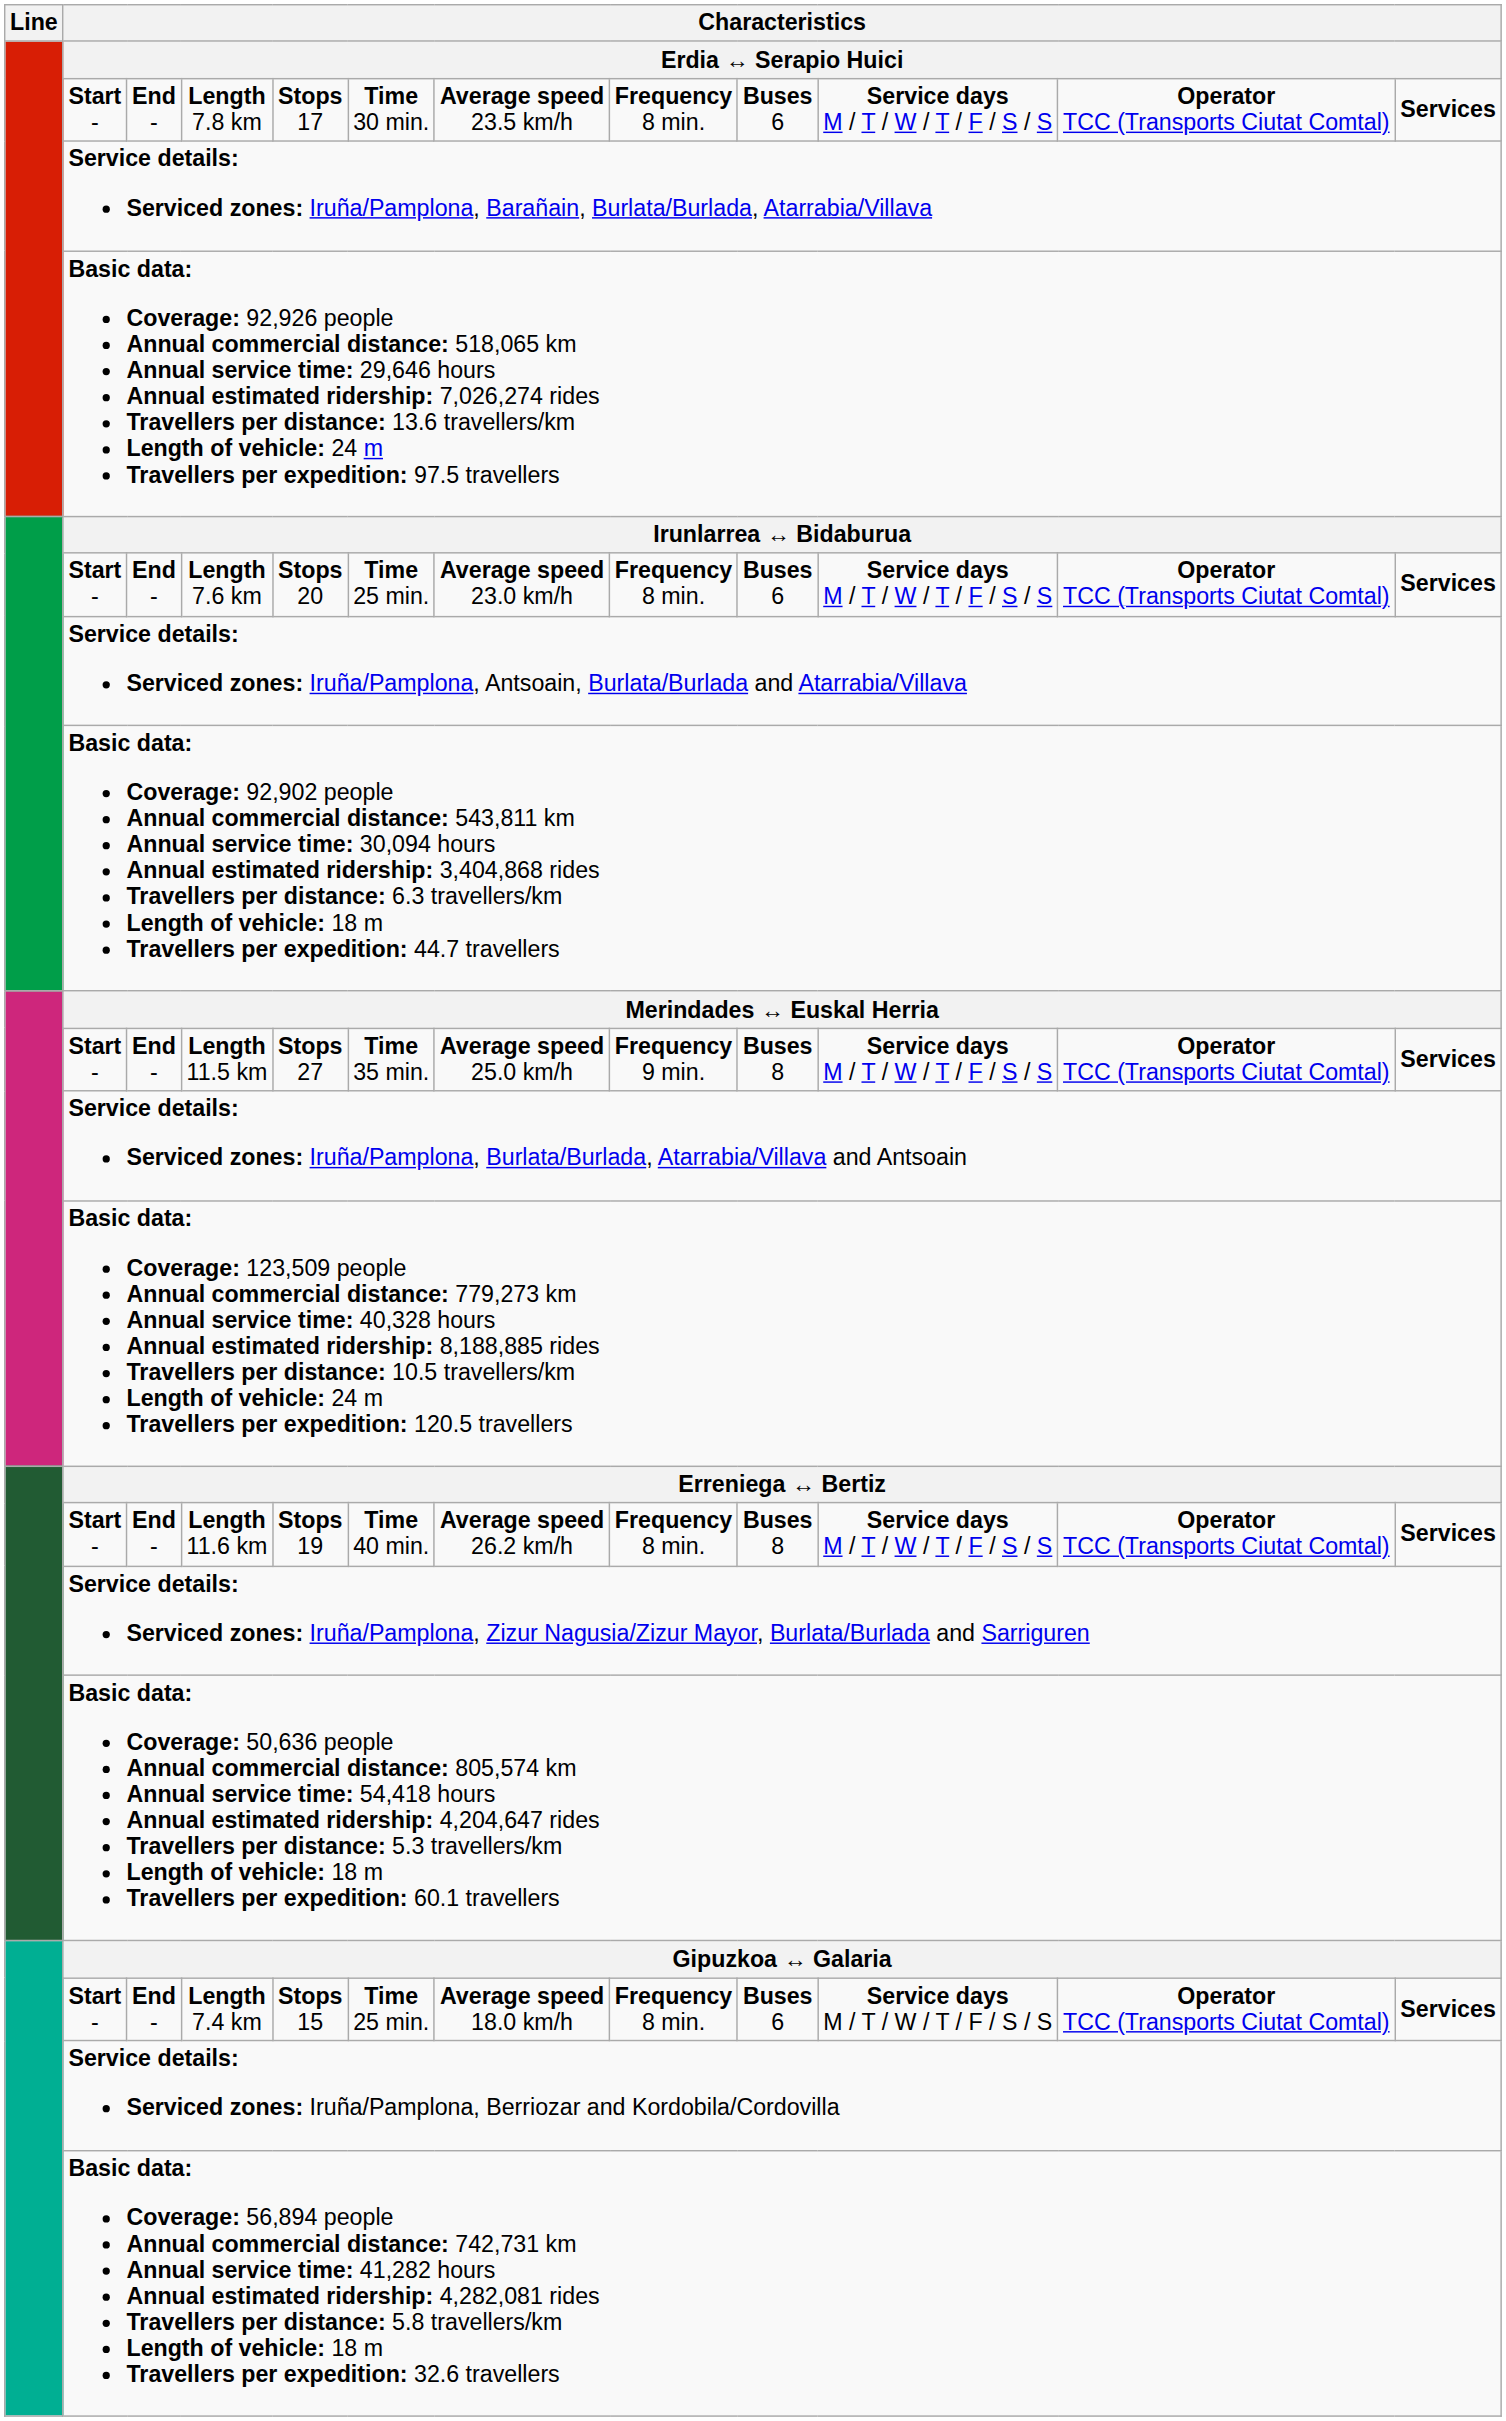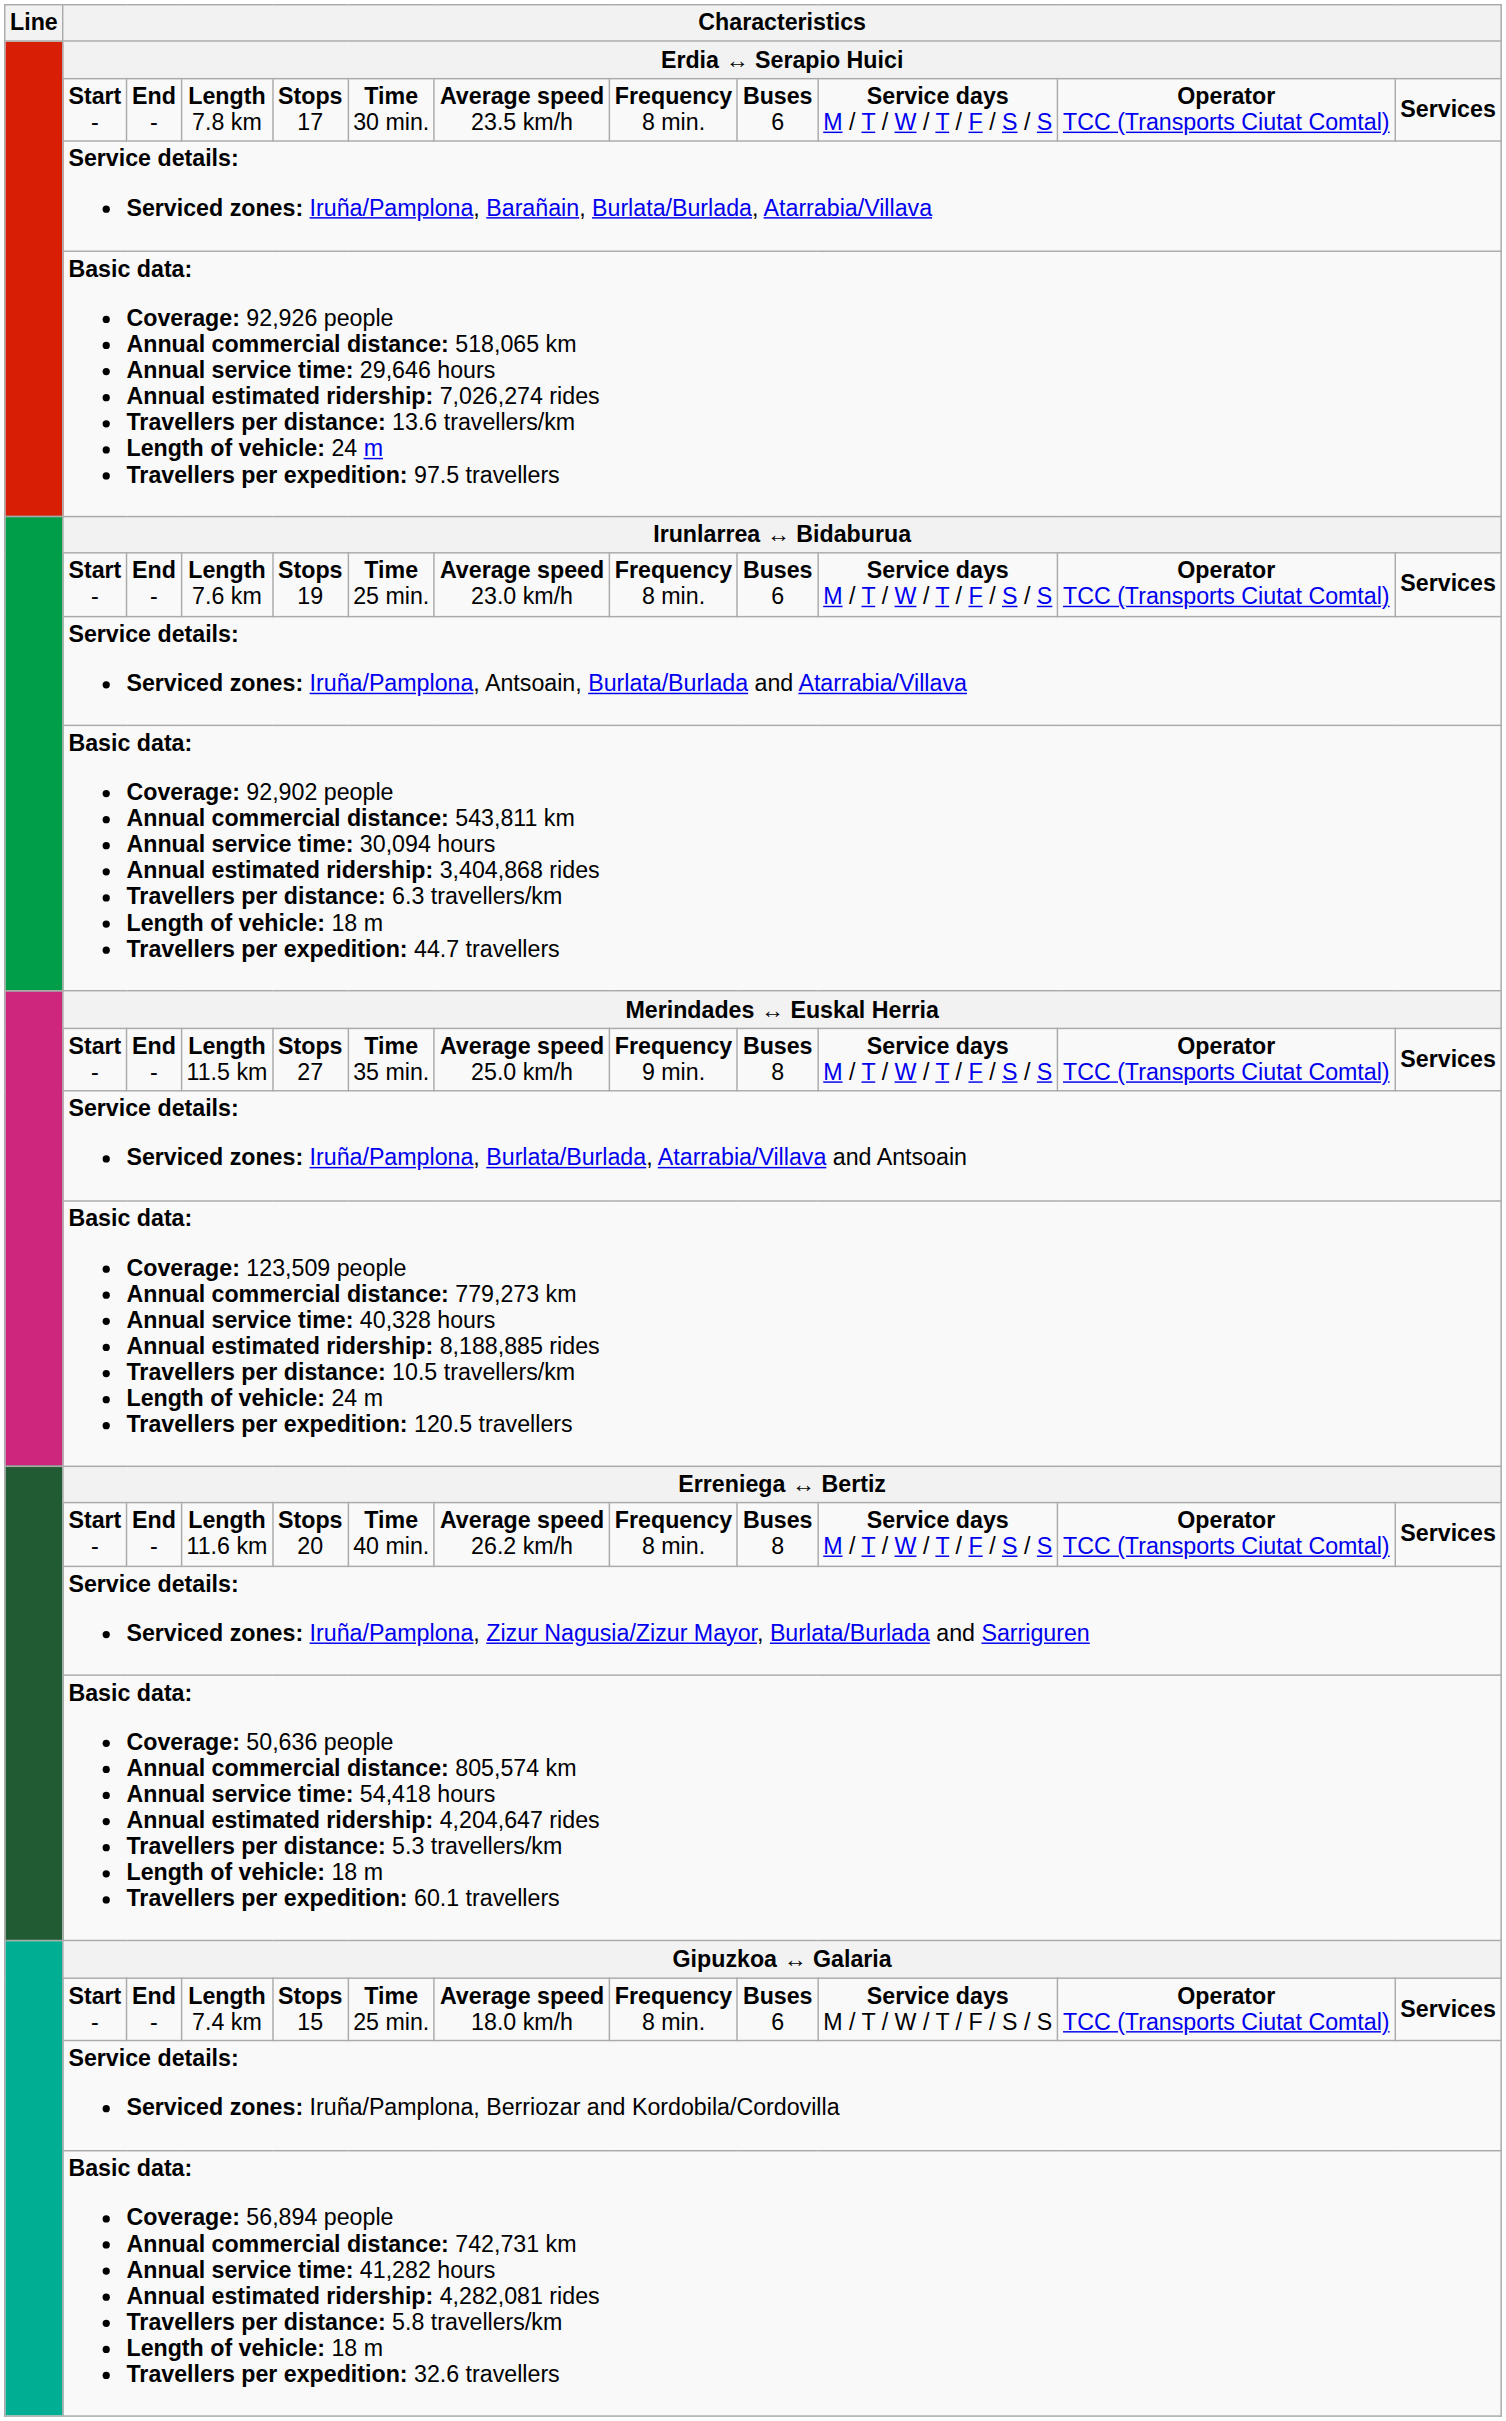(310, 584) Stops 20 -> (310, 584) Stops 19
(310, 1534) Stops 19 -> (310, 1534) Stops 20
